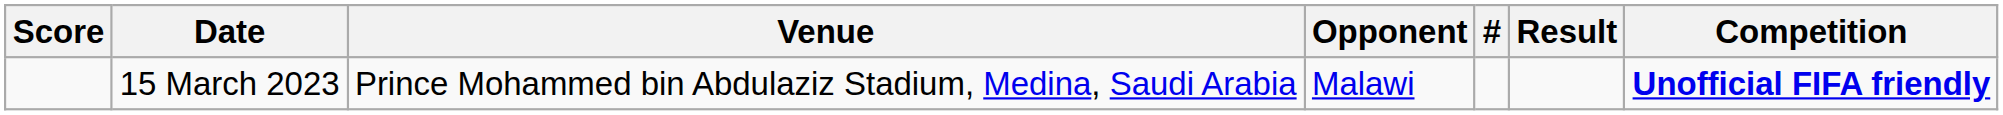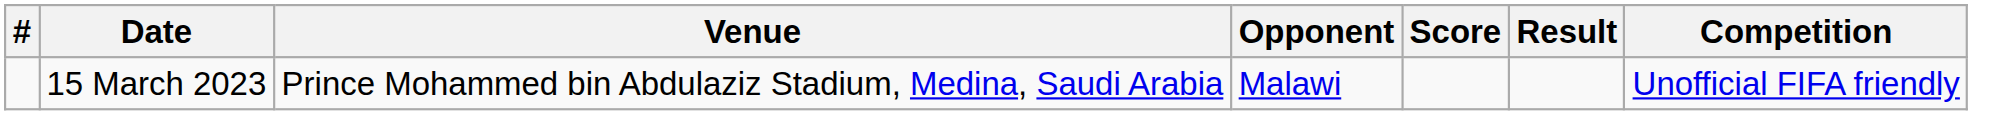columns swapped: (1492, 31) <-> (59, 31)
(1811, 84) bold -> (1796, 84) normal
